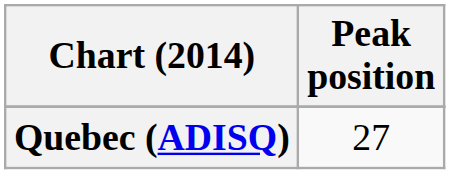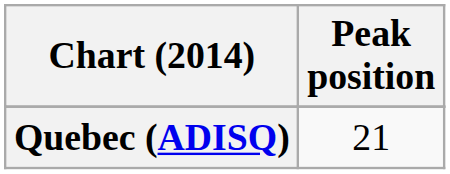(371, 136) 27 -> (371, 136) 21
